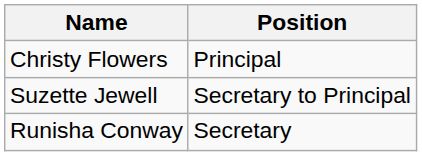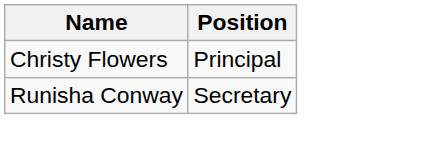- row: (84, 95)
